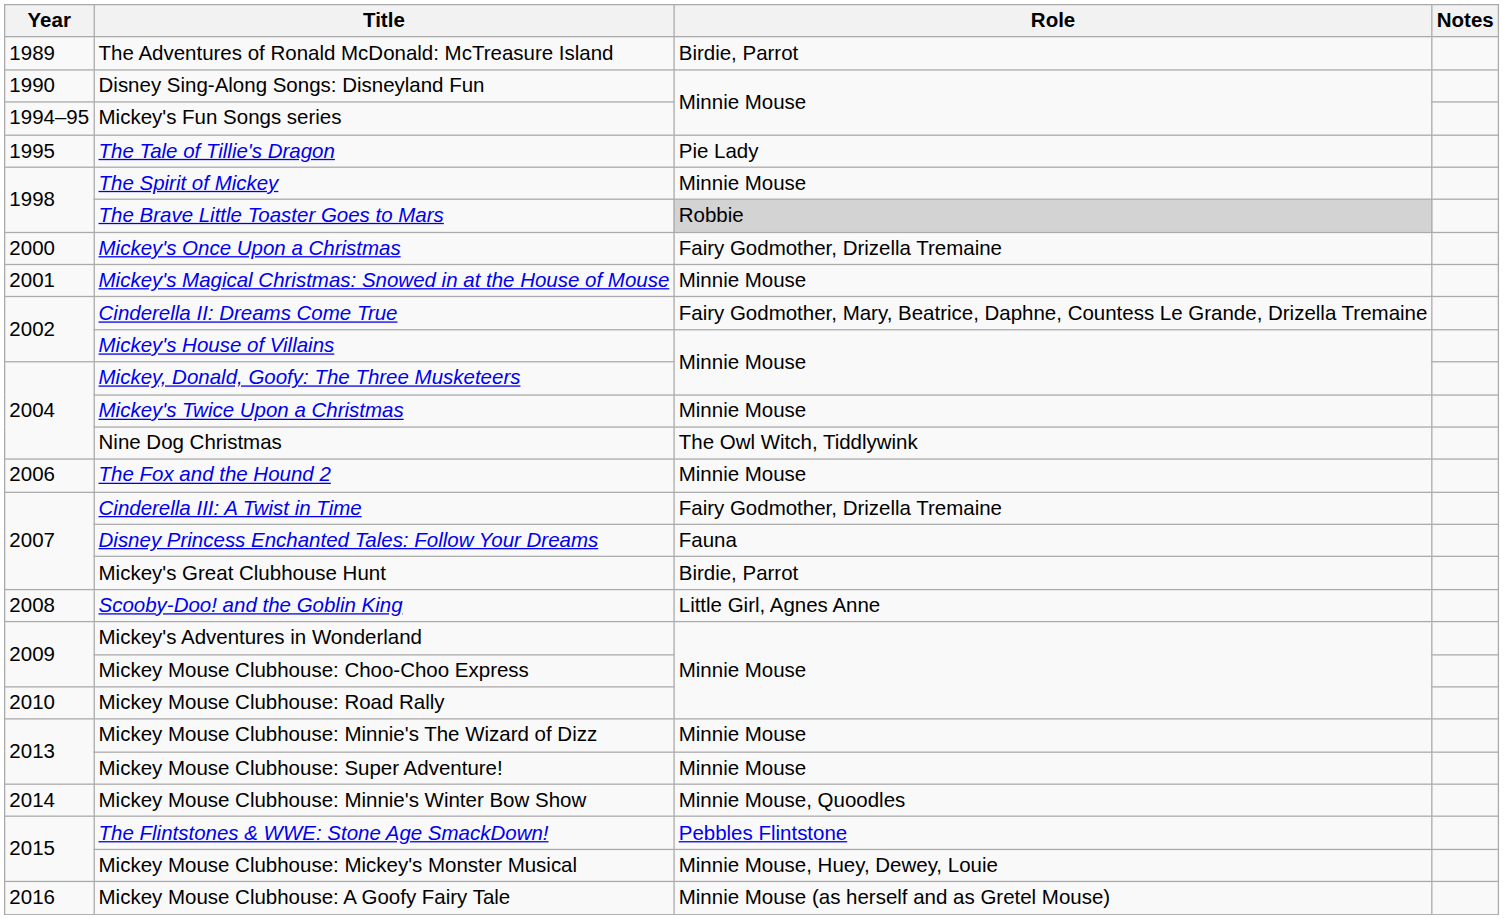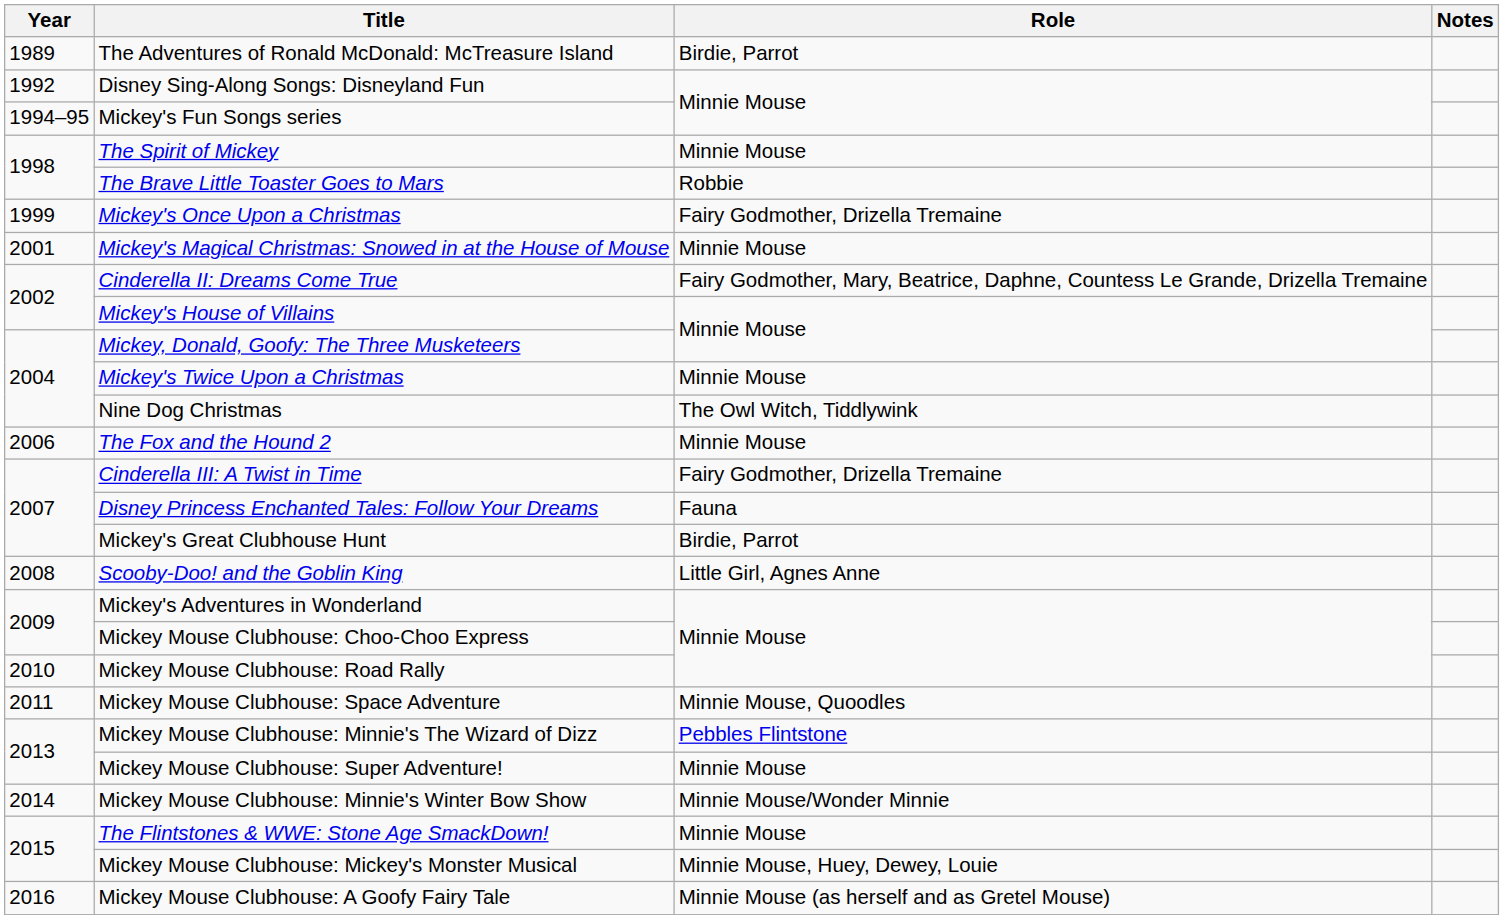(32, 85) 1990 -> (32, 85) 1992
- row: (217, 150)
(711, 215) lightgrey background -> (711, 183) no background
(32, 248) 2000 -> (32, 215) 1999
+ row: (299, 702)
(742, 735) Minnie Mouse -> (763, 735) Pebbles Flintstone
(792, 800) Minnie Mouse, Quoodles -> (814, 800) Minnie Mouse/Wonder Minnie
(763, 832) Pebbles Flintstone -> (742, 832) Minnie Mouse
